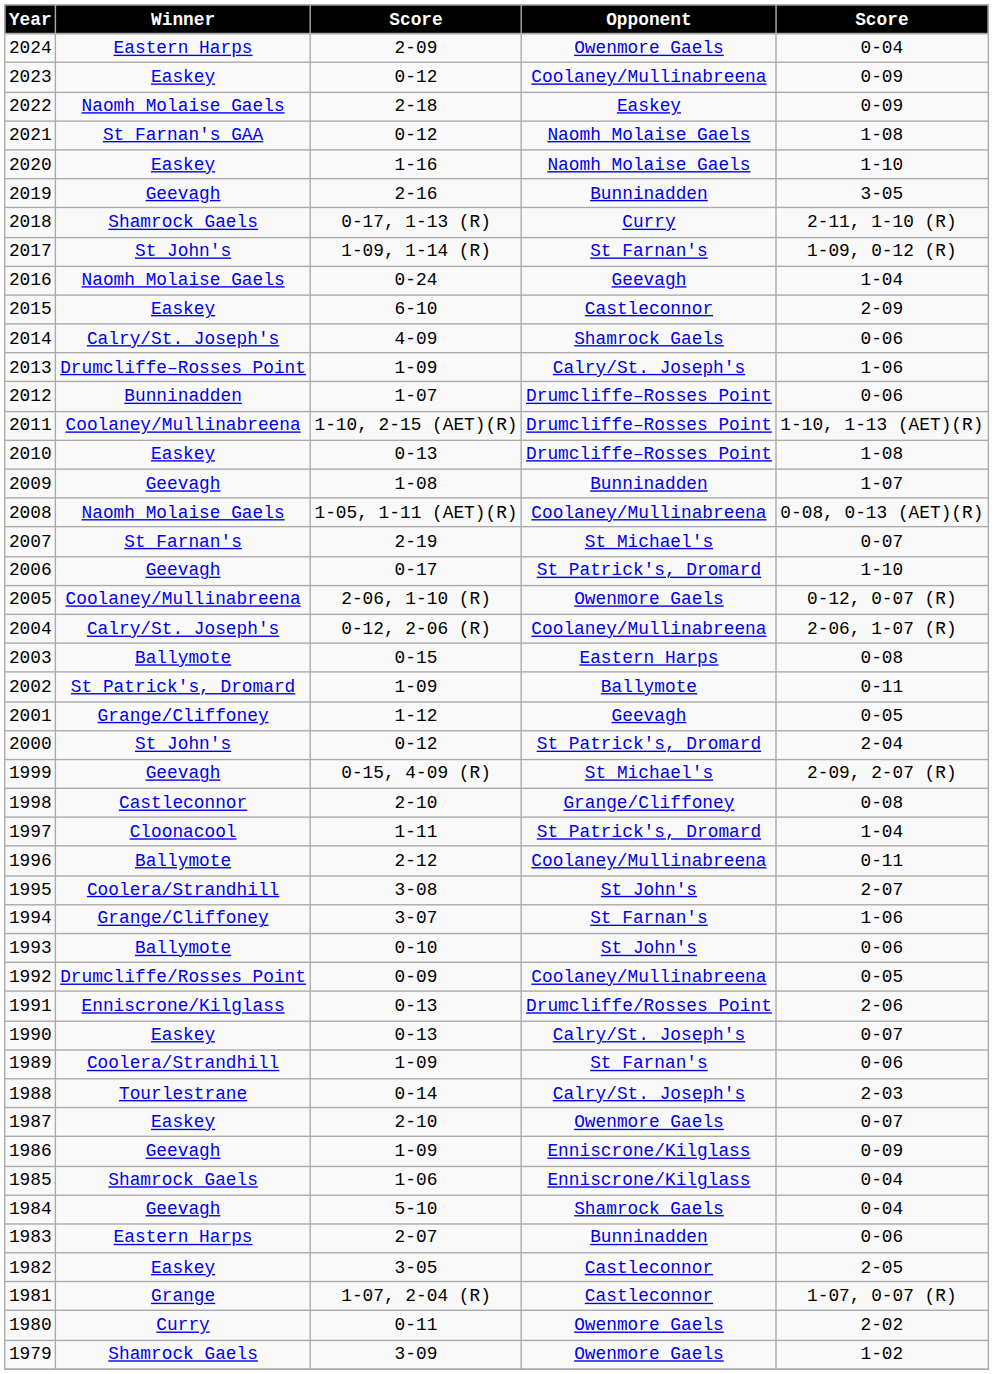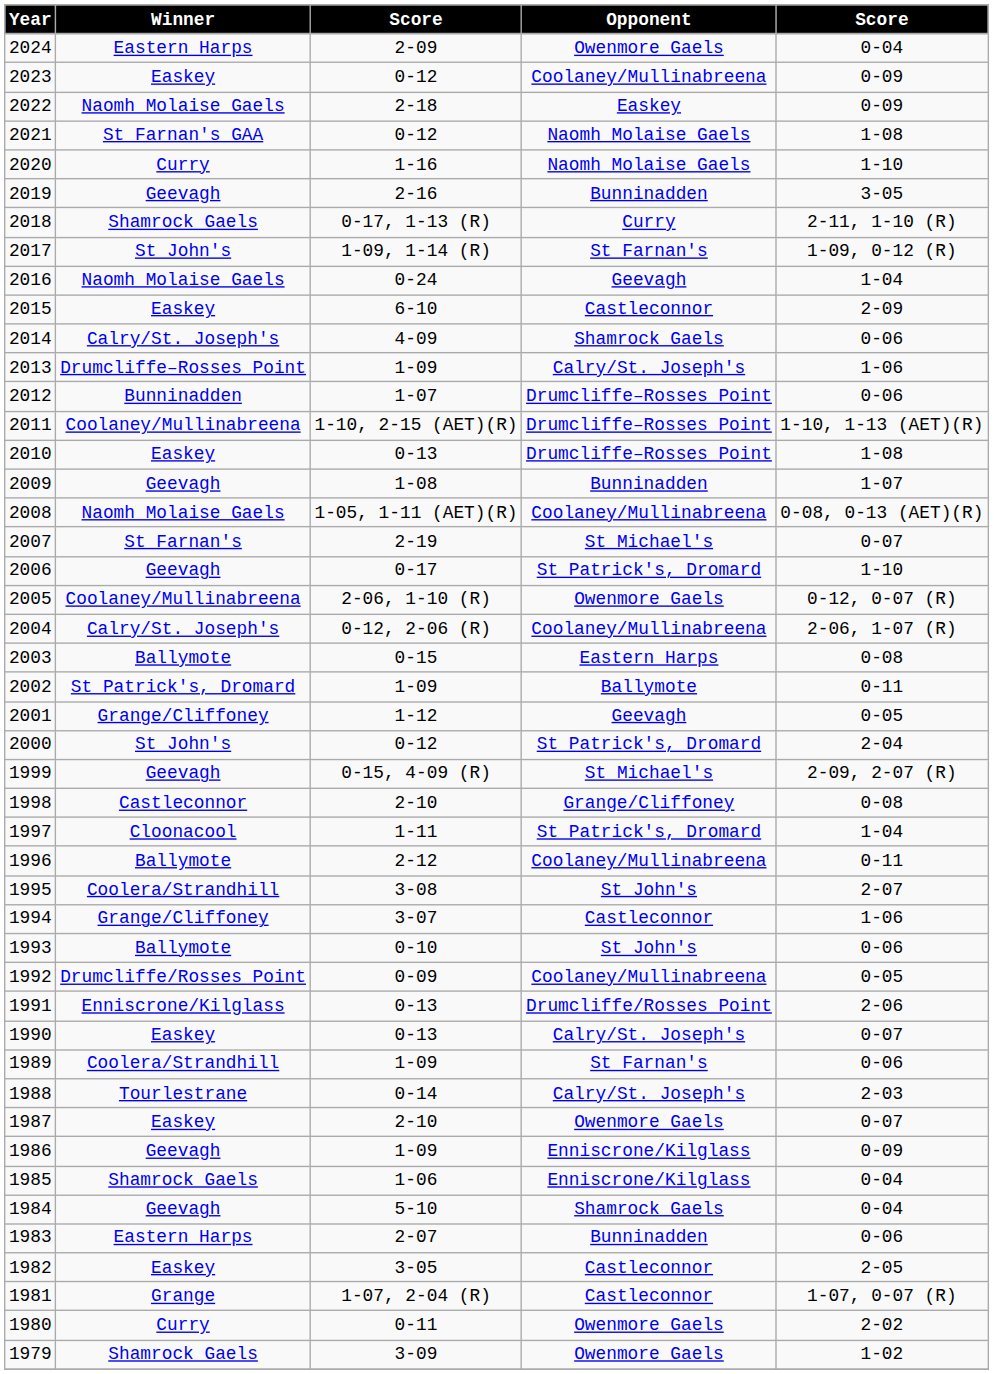(183, 164) Easkey -> (183, 164) Curry
(649, 919) St Farnan's -> (649, 919) Castleconnor
